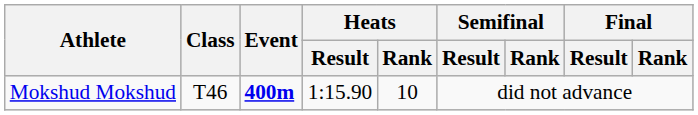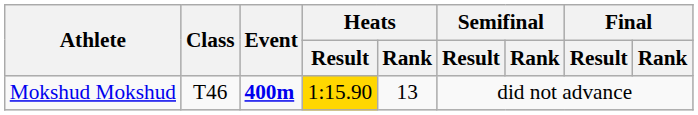(340, 92) no background -> (340, 92) gold background
(407, 92) 10 -> (407, 92) 13
